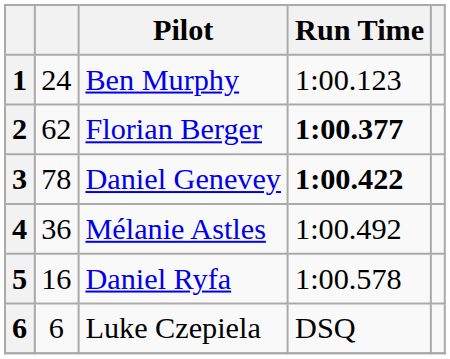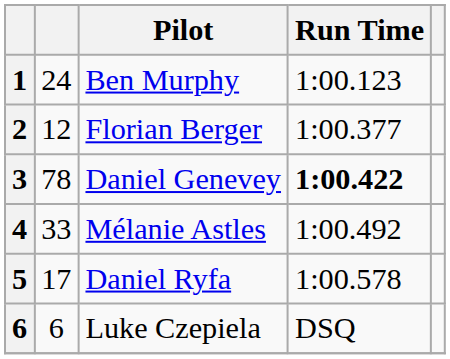(56, 129) 62 -> (56, 129) 12
(349, 129) bold -> (348, 129) normal
(56, 229) 36 -> (56, 229) 33
(56, 278) 16 -> (56, 278) 17
